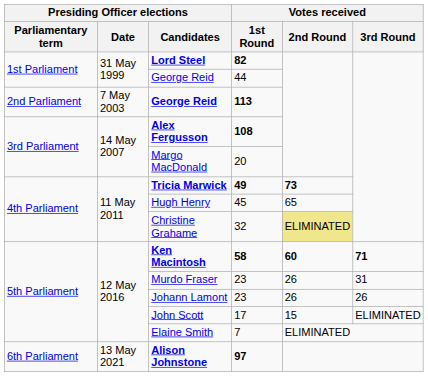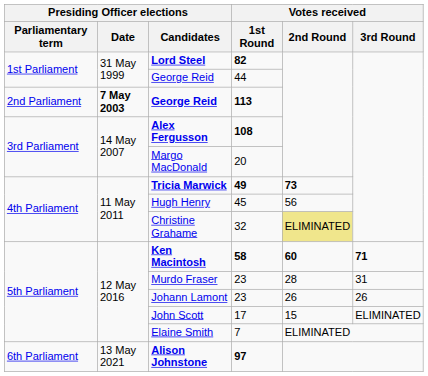(115, 101) normal -> (115, 101) bold
(291, 203) 65 -> (291, 203) 56
(291, 280) 26 -> (291, 280) 28
